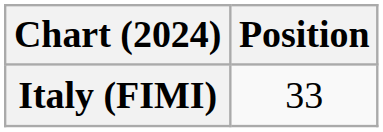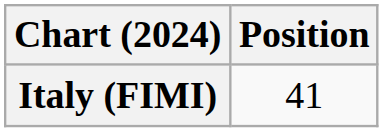(304, 94) 33 -> (304, 94) 41
